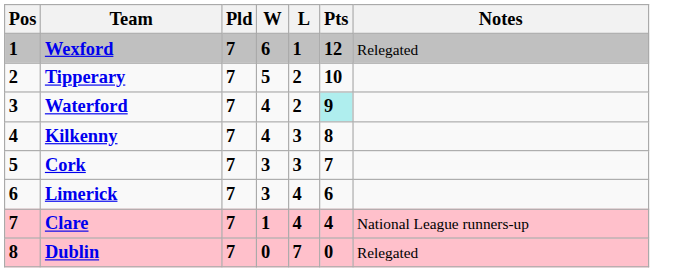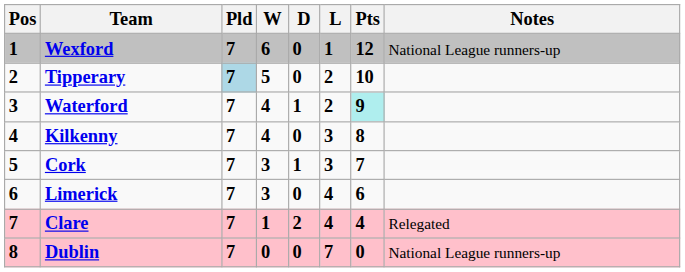+ column: (304, 19)
(388, 49) Relegated -> (474, 49) National League runners-up
(230, 77) no background -> (230, 77) lightblue background
(443, 224) National League runners-up -> (419, 224) Relegated
(388, 253) Relegated -> (474, 253) National League runners-up
